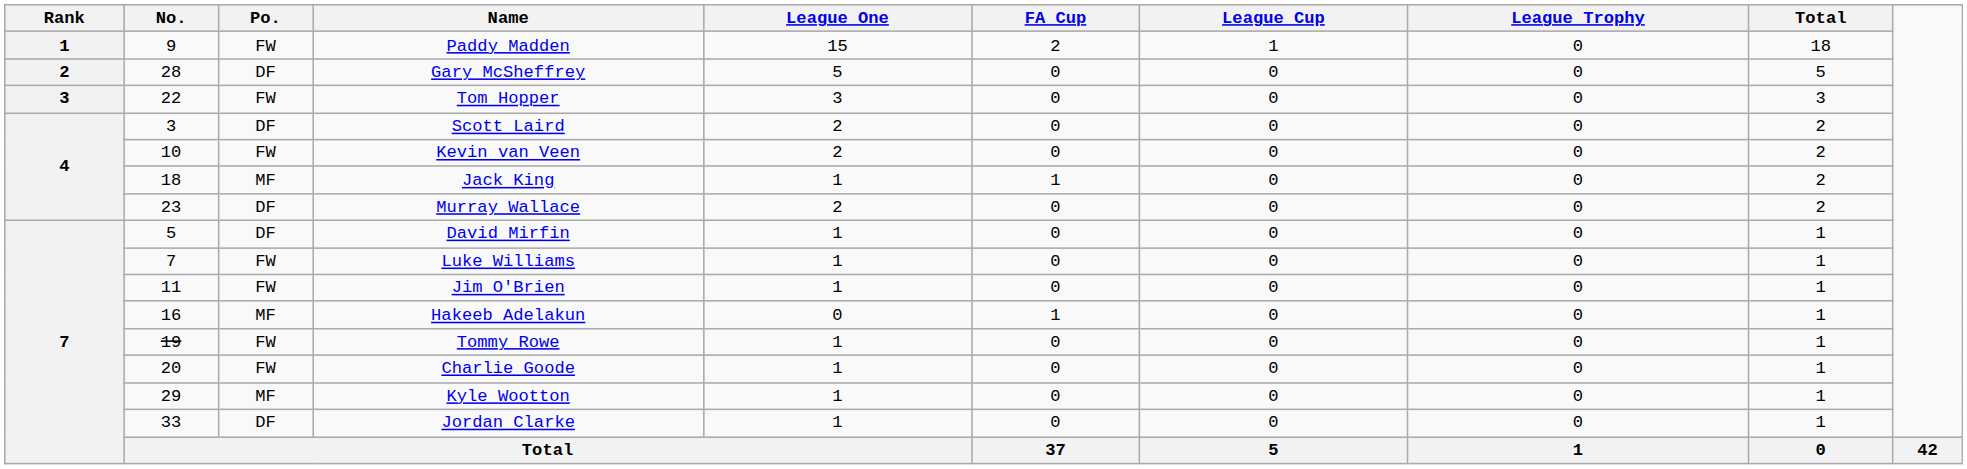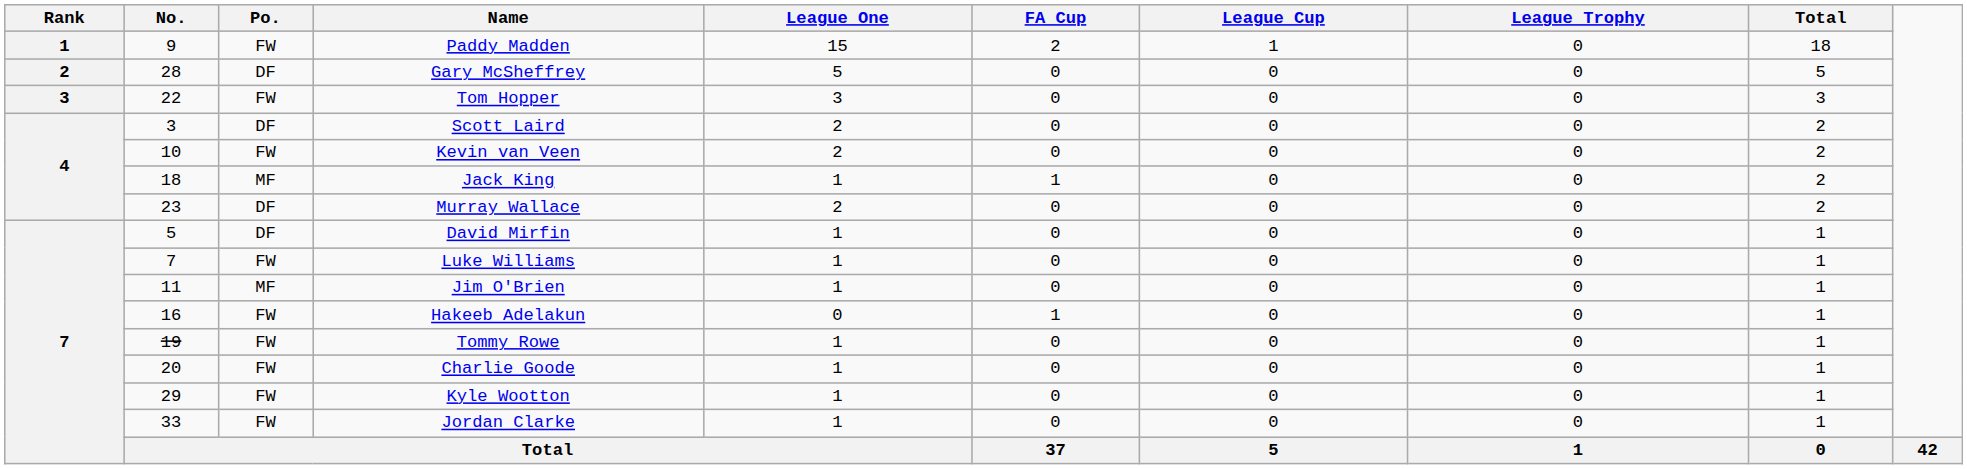(265, 288) FW -> (265, 288) MF
(265, 315) MF -> (265, 315) FW
(265, 396) MF -> (265, 396) FW
(265, 423) DF -> (265, 423) FW
